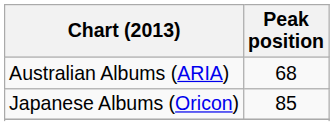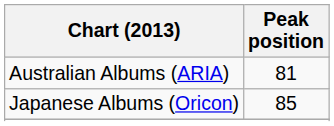(286, 72) 68 -> (286, 72) 81
